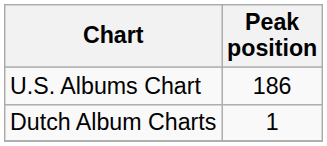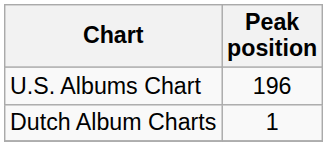(272, 85) 186 -> (272, 85) 196
